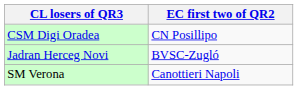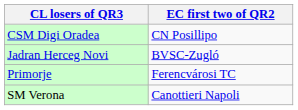+ row: (29, 74)
